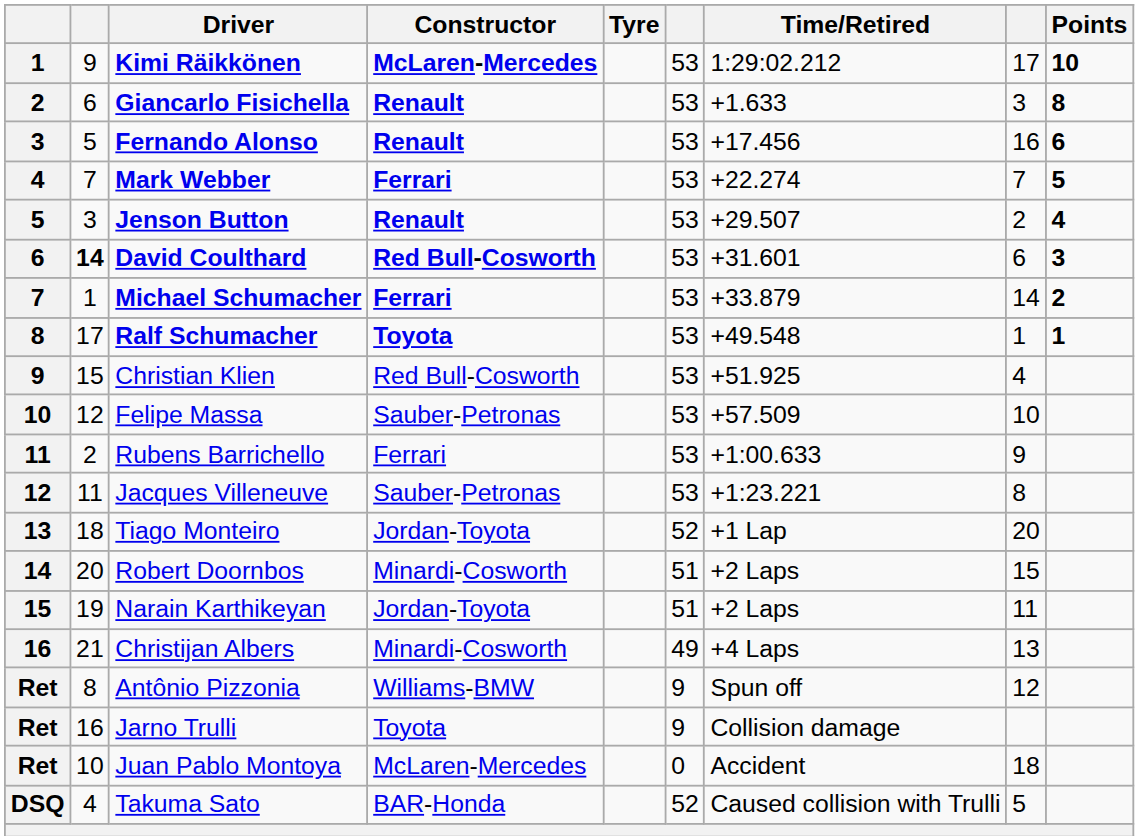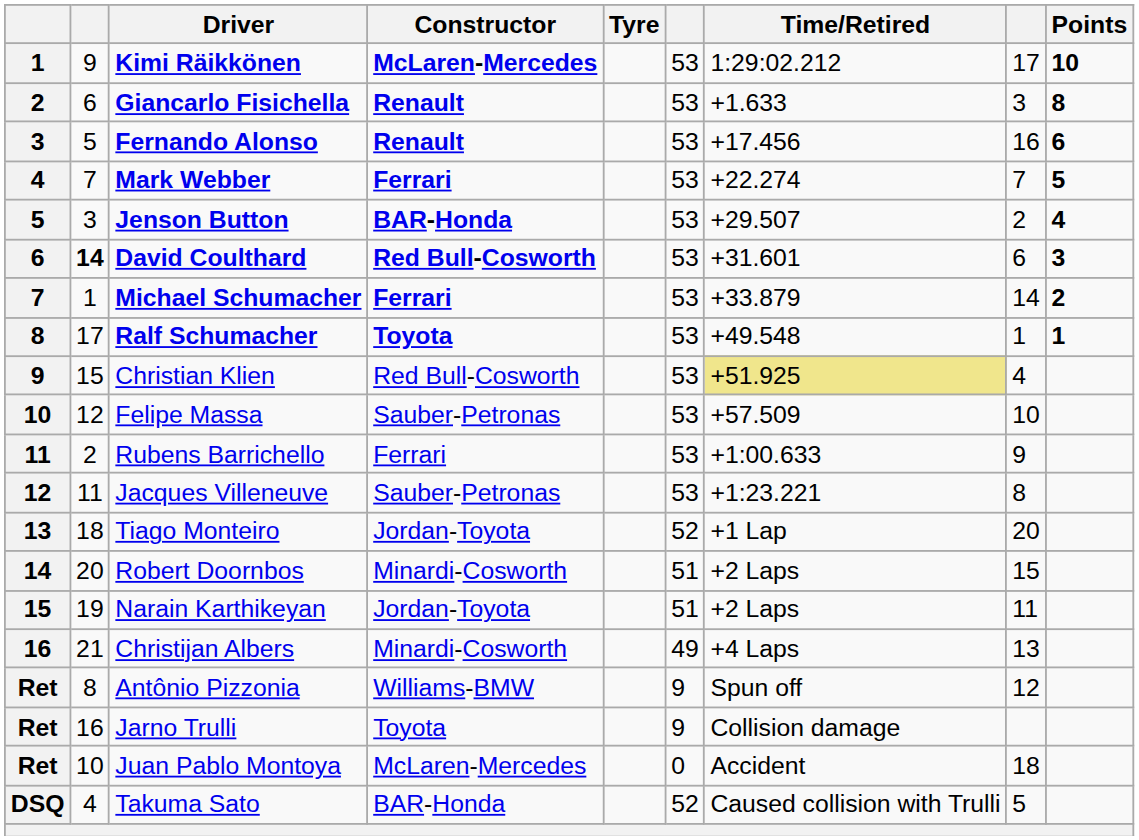(419, 219) Renault -> (443, 219) BAR-Honda
(756, 375) no background -> (756, 375) khaki background
